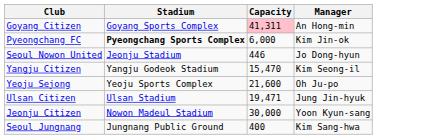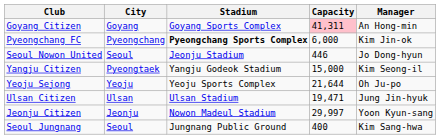+ column: (136, 12)
(265, 69) 15,470 -> (328, 69) 15,000
(265, 84) 21,600 -> (328, 84) 21,644
(265, 112) 30,000 -> (328, 112) 29,997
